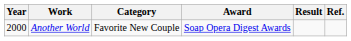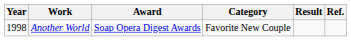columns swapped: (237, 12) <-> (137, 12)
(17, 28) 2000 -> (17, 28) 1998
